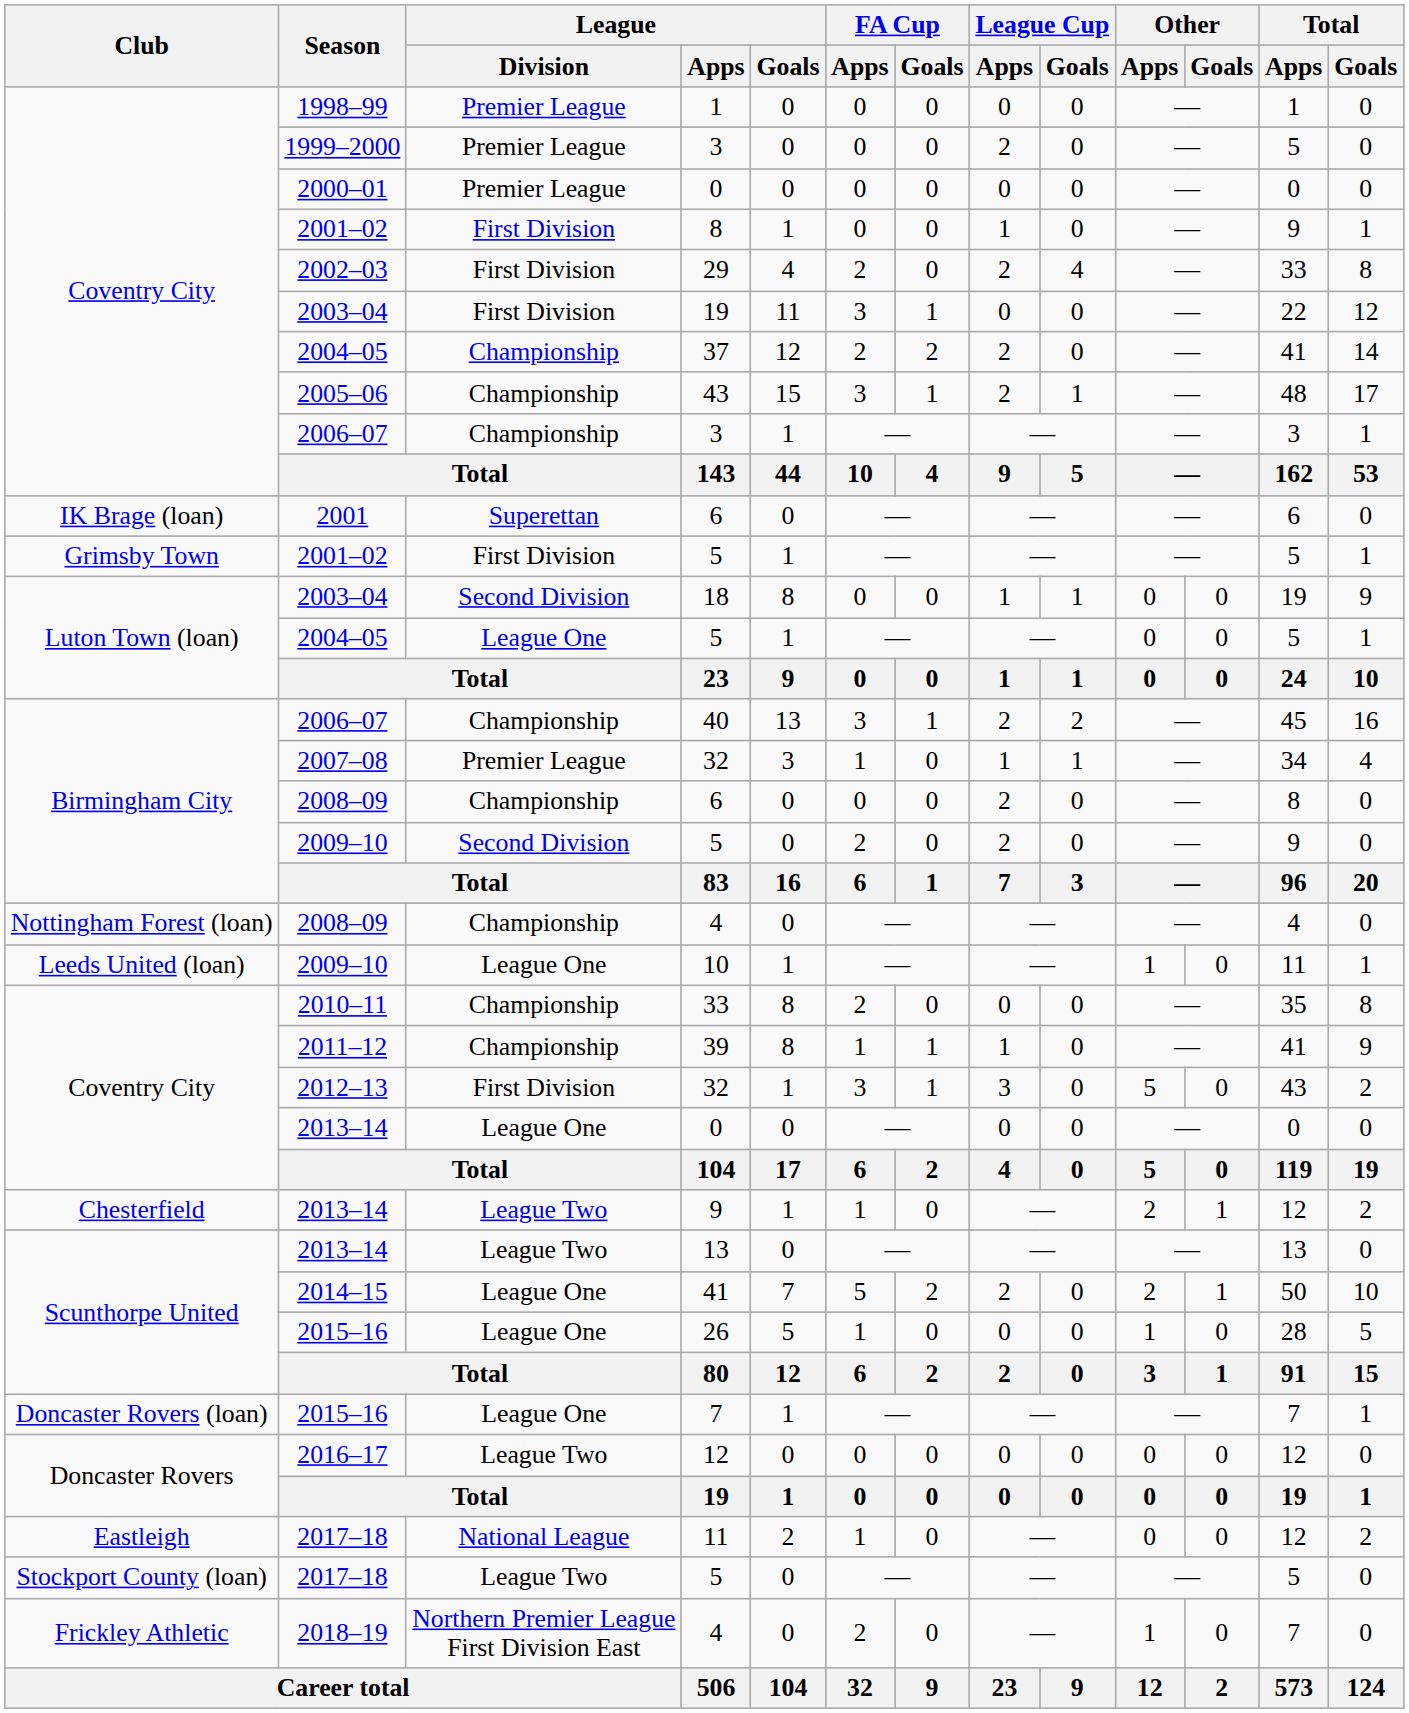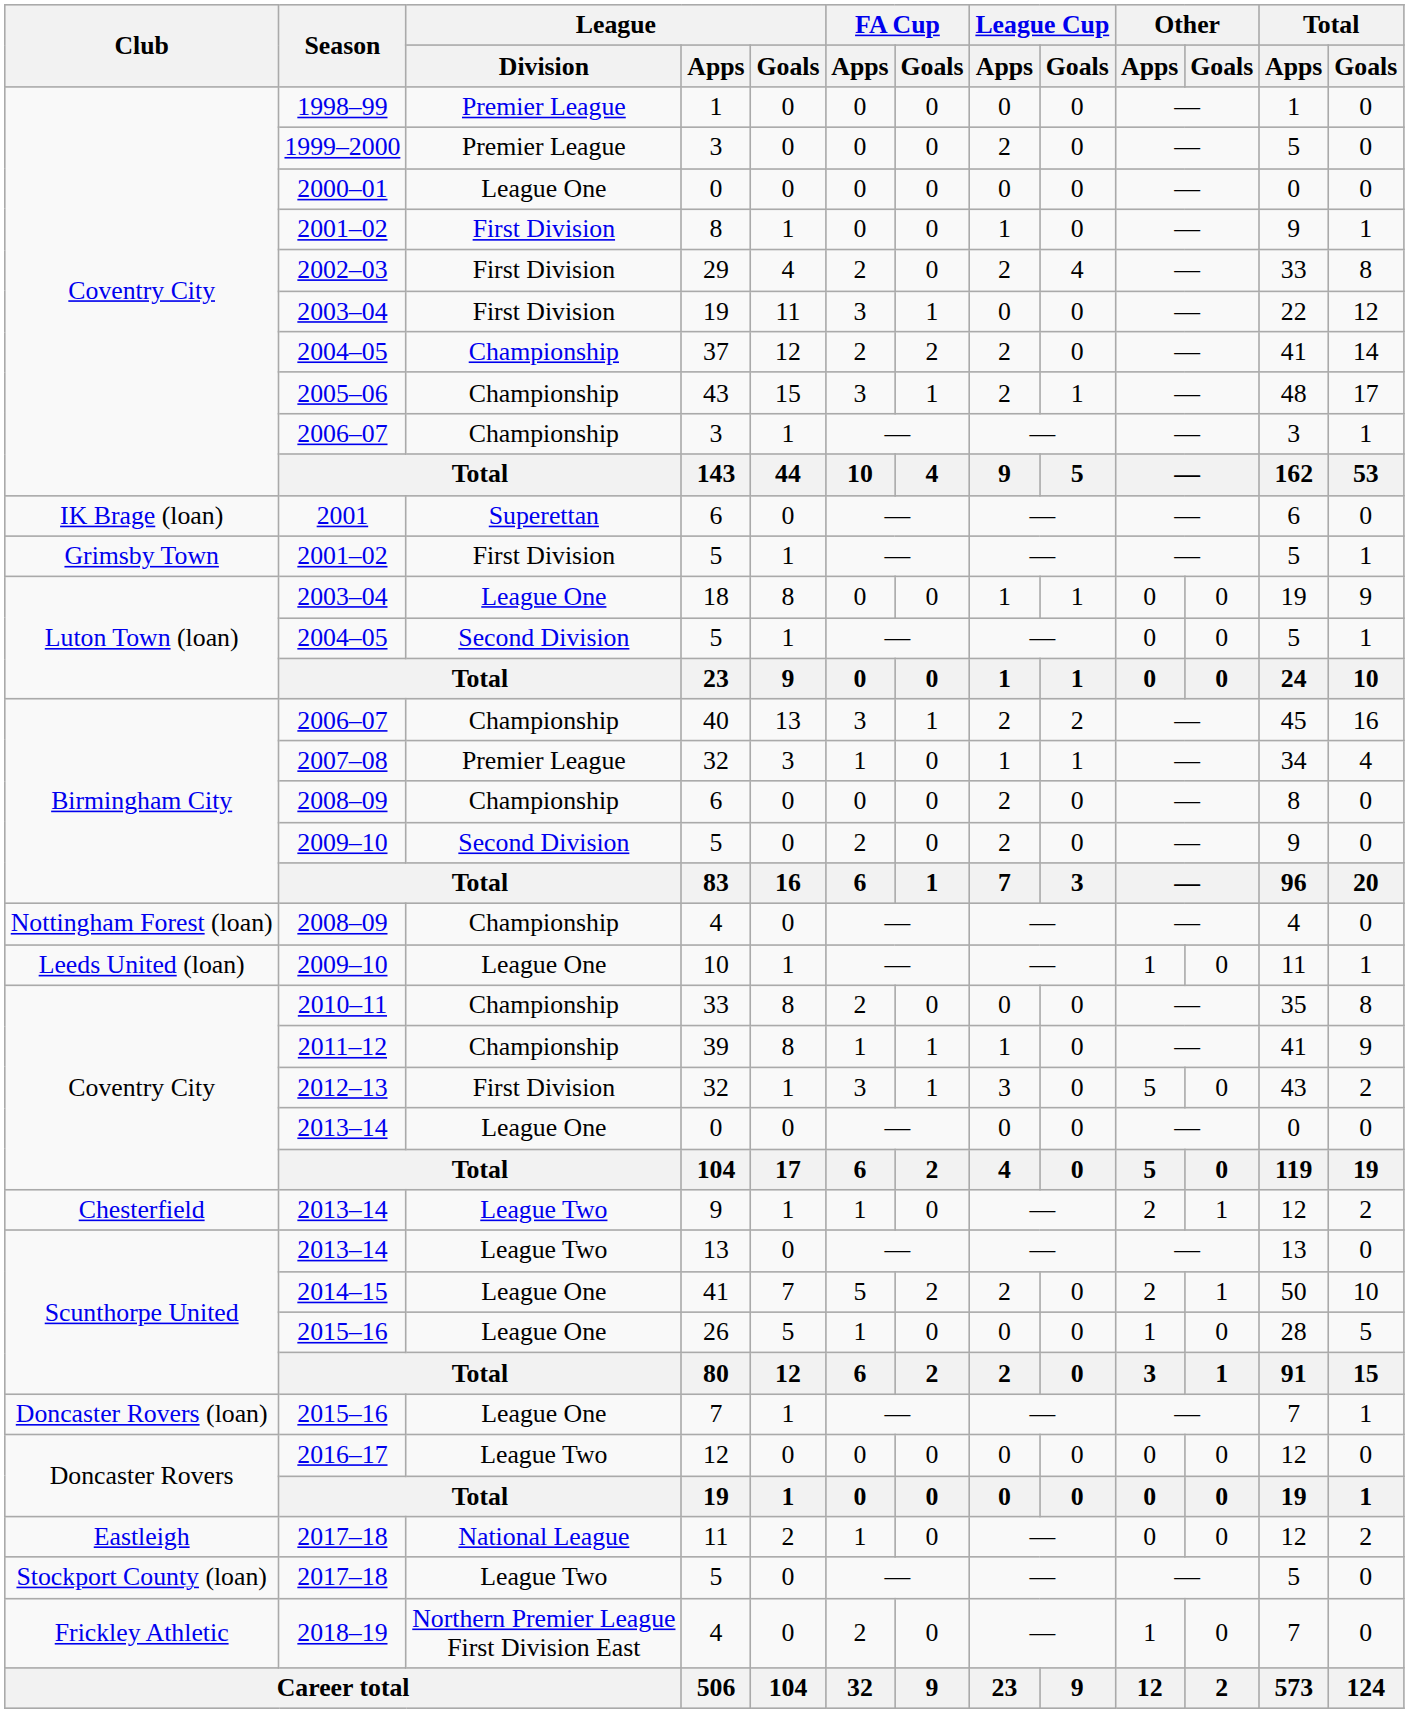(544, 188) Premier League -> (544, 188) League One
(544, 596) Second Division -> (544, 596) League One
(544, 637) League One -> (544, 637) Second Division
